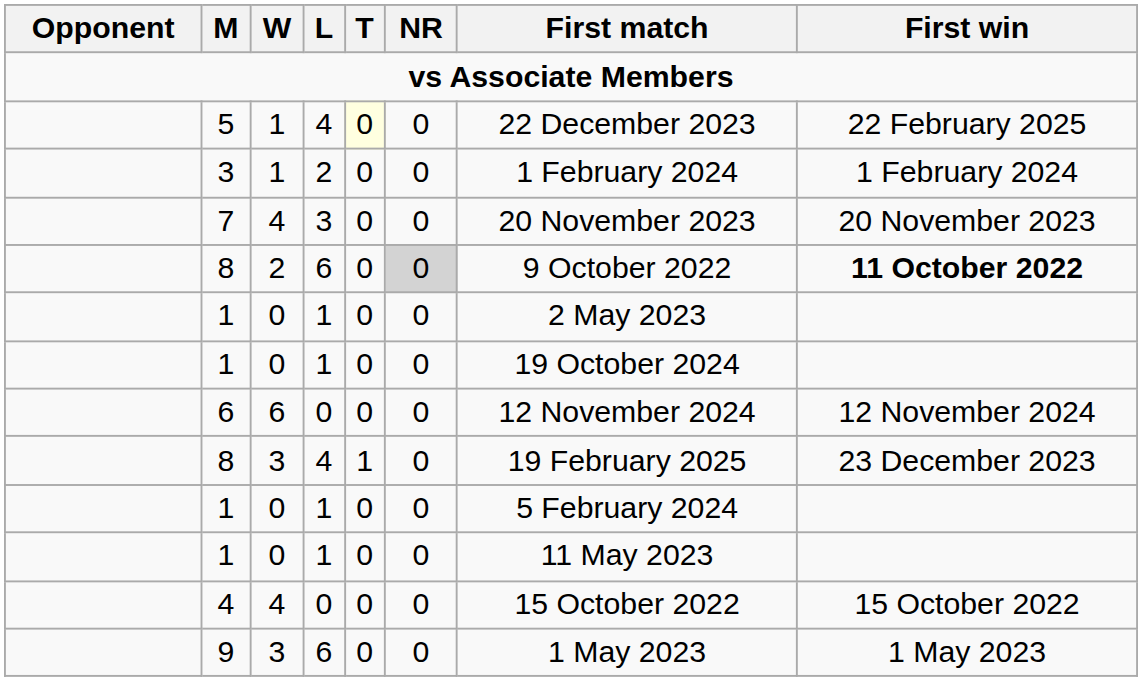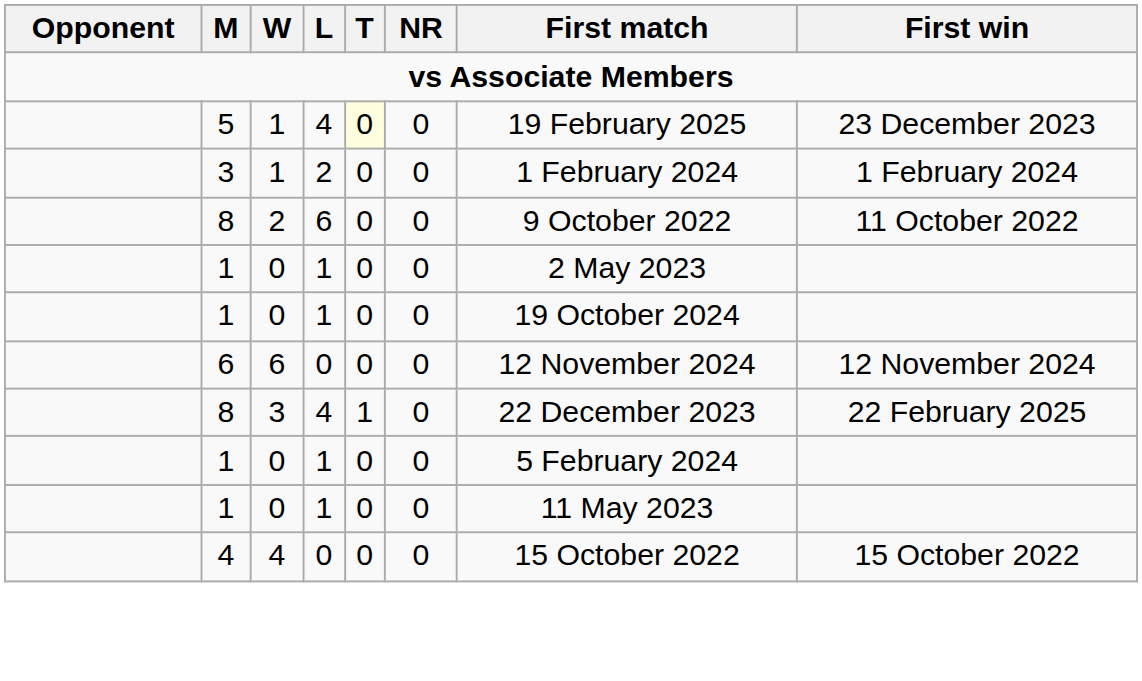(627, 124) 22 December 2023 -> (627, 124) 19 February 2025
(967, 124) 22 February 2025 -> (967, 124) 23 December 2023
- row: (226, 220)
(421, 268) lightgrey background -> (421, 220) no background
(967, 268) bold -> (967, 220) normal
(627, 460) 19 February 2025 -> (627, 412) 22 December 2023
(967, 460) 23 December 2023 -> (967, 412) 22 February 2025
- row: (226, 651)
